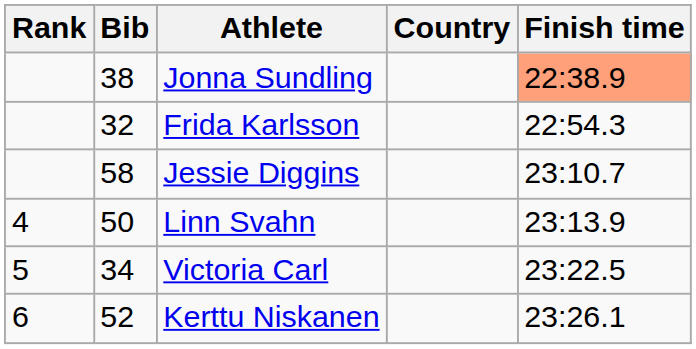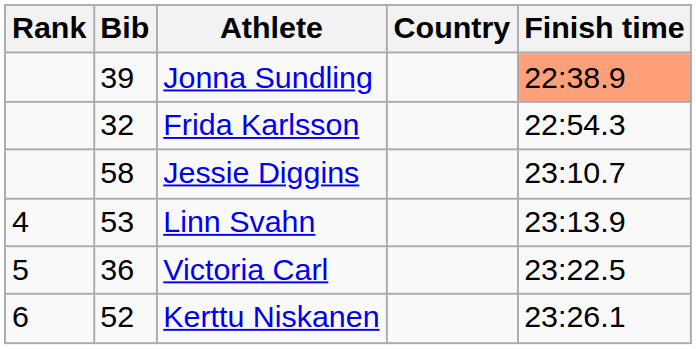(117, 76) 38 -> (117, 76) 39
(117, 221) 50 -> (117, 221) 53
(117, 269) 34 -> (117, 269) 36
